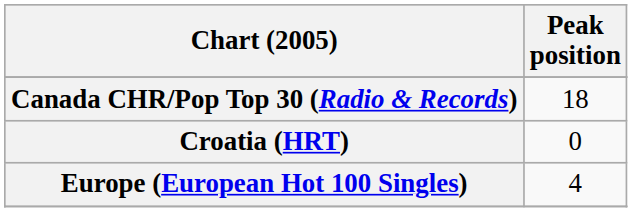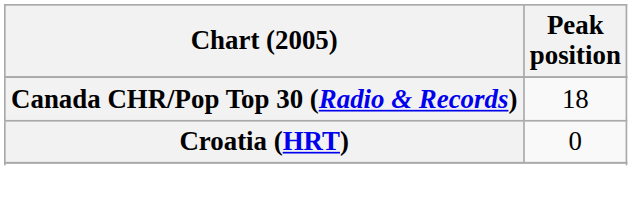- row: (264, 183)
